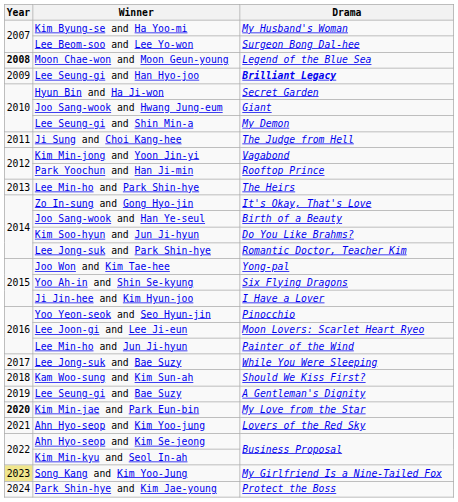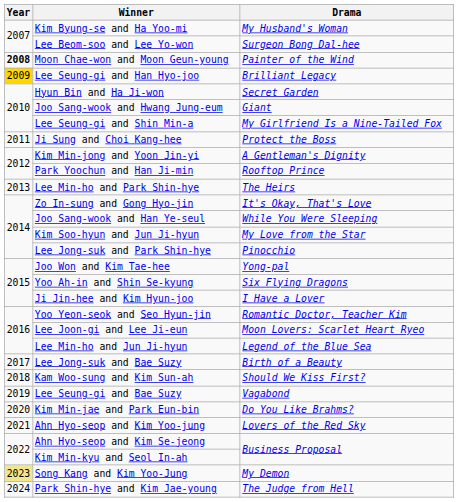(307, 60) Legend of the Blue Sea -> (298, 60) Painter of the Wind
(18, 76) no background -> (18, 76) gold background
(289, 76) bold -> (289, 76) normal
(266, 124) My Demon -> (342, 124) My Girlfriend Is a Nine-Tailed Fox
(298, 139) The Judge from Hell -> (289, 139) Protect the Boss
(266, 155) Vagabond -> (304, 155) A Gentleman's Dignity
(292, 219) Birth of a Beauty -> (310, 219) While You Were Sleeping
(298, 235) Do You Like Brahms? -> (304, 235) My Love from the Star
(324, 251) Romantic Doctor, Teacher Kim -> (269, 251) Pinocchio
(269, 314) Pinocchio -> (324, 314) Romantic Doctor, Teacher Kim
(298, 346) Painter of the Wind -> (307, 346) Legend of the Blue Sea
(310, 362) While You Were Sleeping -> (292, 362) Birth of a Beauty
(304, 394) A Gentleman's Dignity -> (266, 394) Vagabond
(18, 410) bold -> (18, 410) normal
(304, 410) My Love from the Star -> (298, 410) Do You Like Brahms?
(342, 473) My Girlfriend Is a Nine-Tailed Fox -> (266, 473) My Demon
(289, 489) Protect the Boss -> (298, 489) The Judge from Hell
